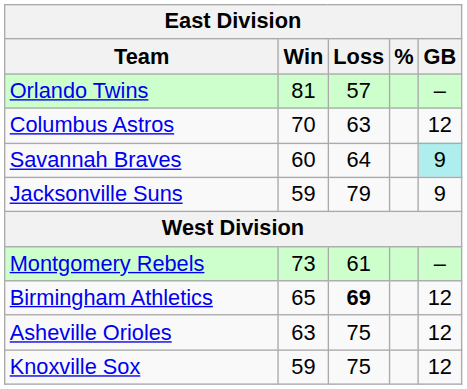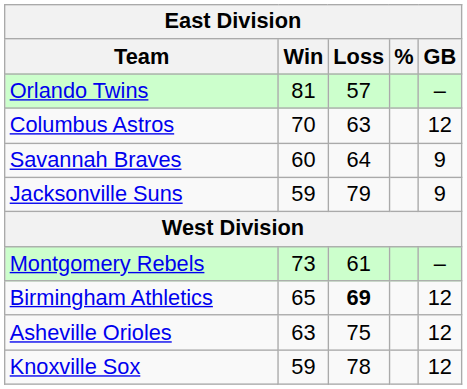(440, 159) paleturquoise background -> (440, 159) no background
(359, 366) 75 -> (359, 366) 78
